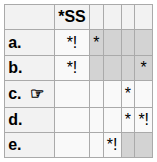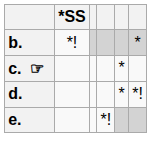- row: (15, 42)
